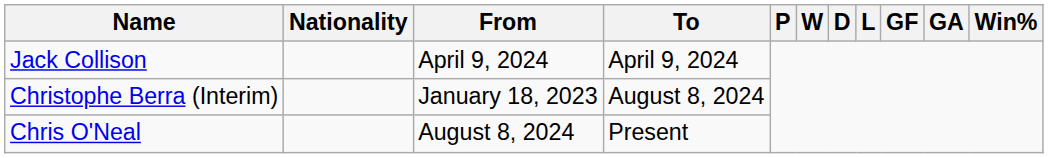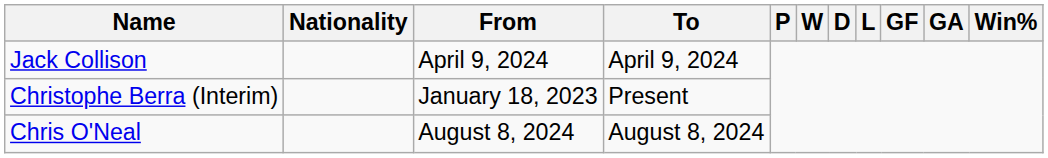(686, 96) August 8, 2024 -> (648, 96) Present
(648, 133) Present -> (686, 133) August 8, 2024
